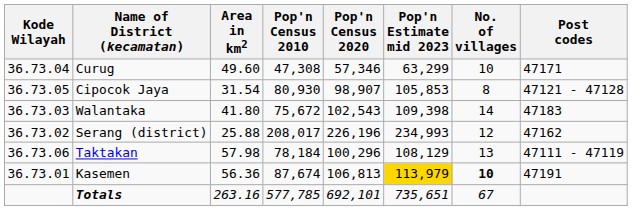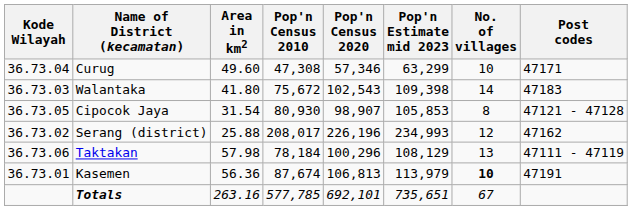rows swapped: (111, 111) <-> (122, 90)
(422, 174) gold background -> (422, 174) no background
